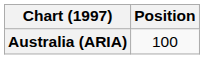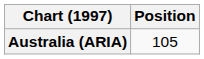(165, 41) 100 -> (165, 41) 105
